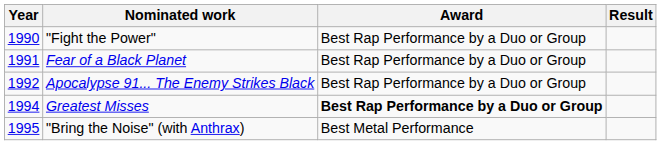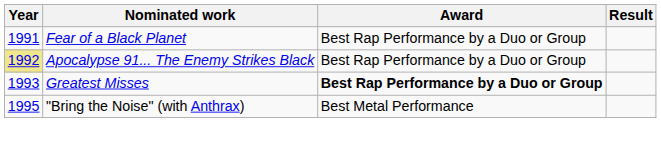- row: (101, 38)
(24, 83) no background -> (24, 60) khaki background
(24, 106) 1994 -> (24, 83) 1993
